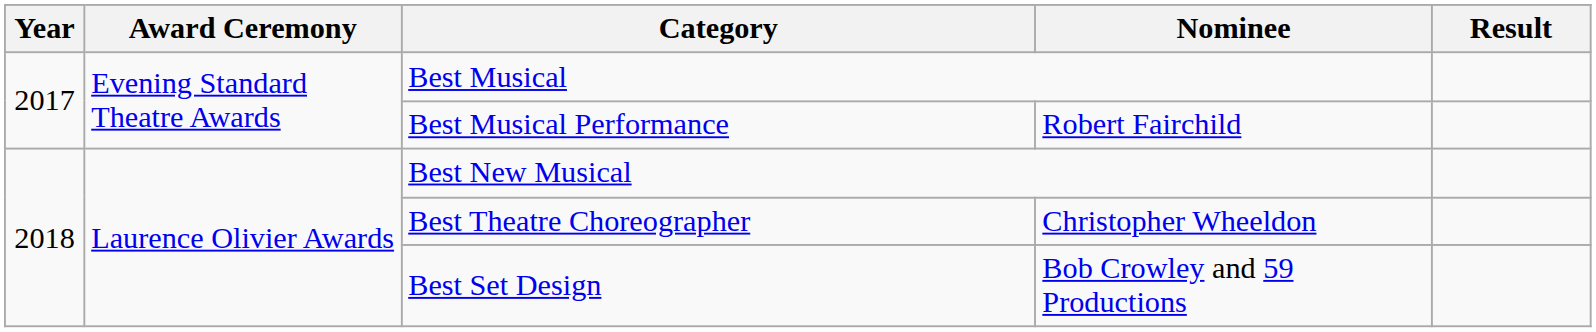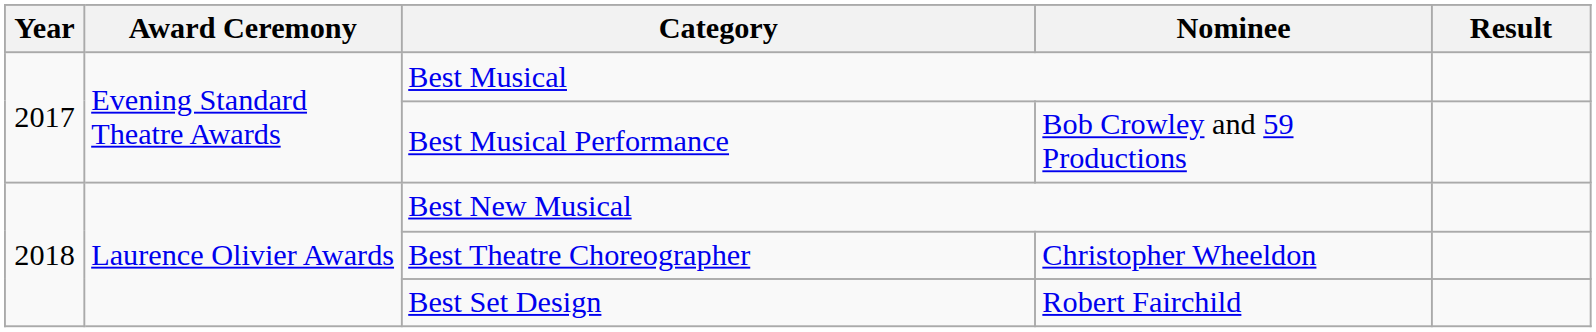(1142, 124) Robert Fairchild -> (1168, 141) Bob Crowley and 59 Productions
(1168, 285) Bob Crowley and 59 Productions -> (1142, 302) Robert Fairchild
